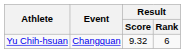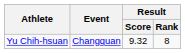(167, 42) 6 -> (167, 42) 8
